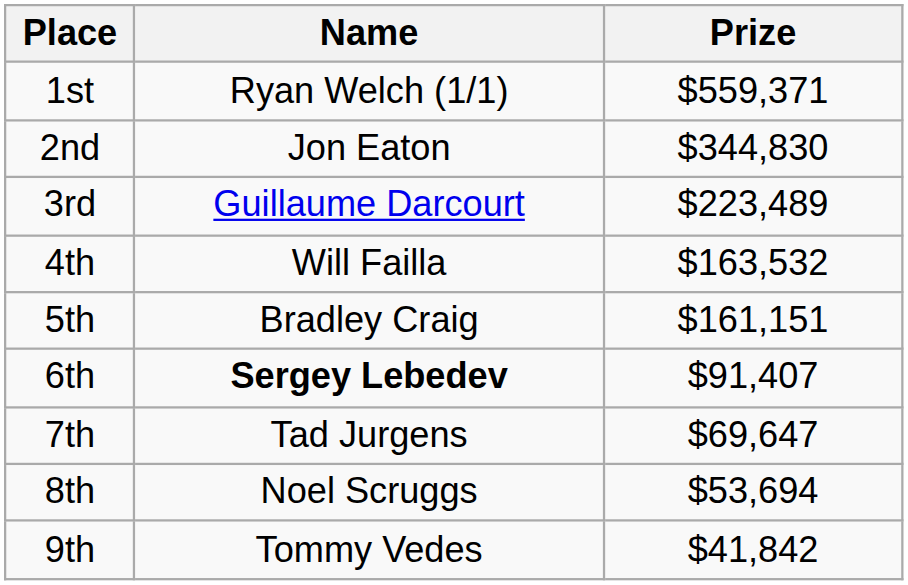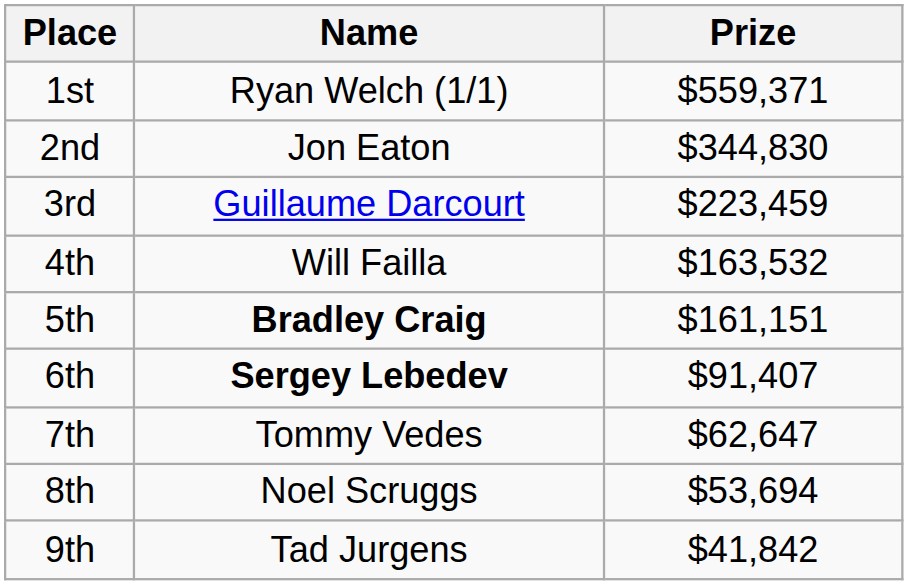(753, 205) $223,489 -> (753, 205) $223,459
(369, 319) normal -> (369, 319) bold
(369, 434) Tad Jurgens -> (369, 434) Tommy Vedes
(753, 434) $69,647 -> (753, 434) $62,647
(369, 549) Tommy Vedes -> (369, 549) Tad Jurgens
